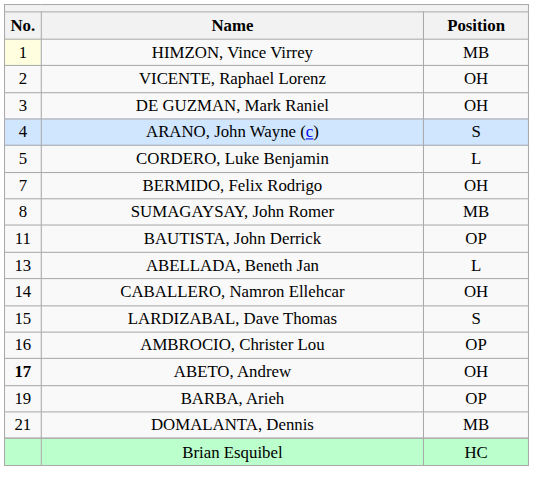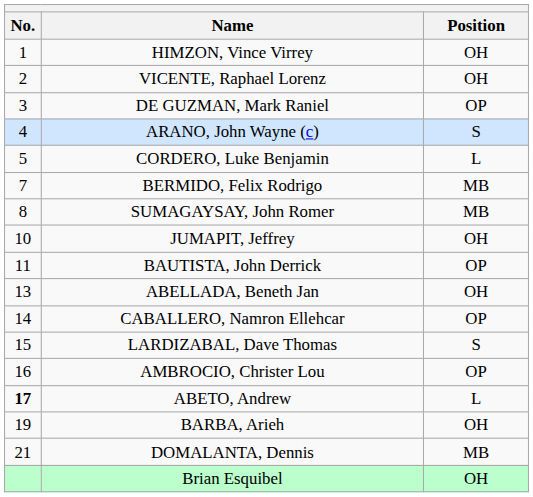(23, 52) lightyellow background -> (23, 52) no background
(476, 52) MB -> (476, 52) OH
(476, 105) OH -> (476, 105) OP
(476, 185) OH -> (476, 185) MB
+ row: (232, 238)
(476, 265) L -> (476, 292) OH
(476, 292) OH -> (476, 318) OP
(476, 371) OH -> (476, 398) L
(476, 398) OP -> (476, 425) OH
(476, 451) HC -> (476, 478) OH
